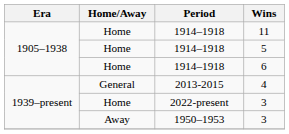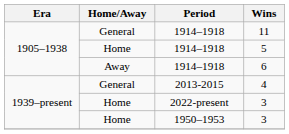(117, 31) Home -> (117, 31) General
(117, 66) Home -> (117, 66) Away
(117, 119) Away -> (117, 119) Home
